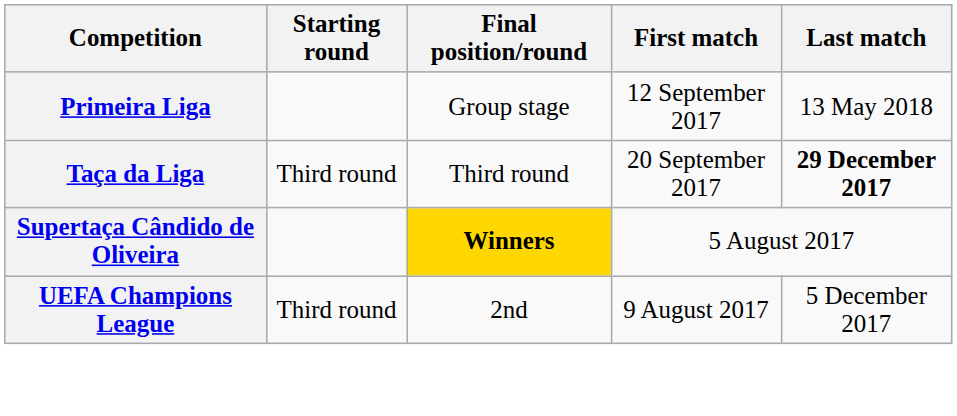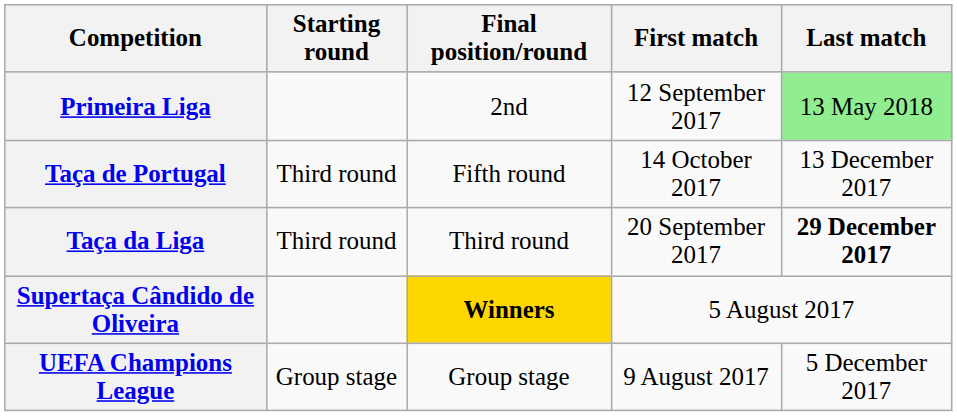(509, 105) Group stage -> (509, 105) 2nd
(866, 105) no background -> (866, 105) lightgreen background
+ row: (135, 173)
(336, 308) Third round -> (336, 376) Group stage
(509, 308) 2nd -> (509, 376) Group stage
